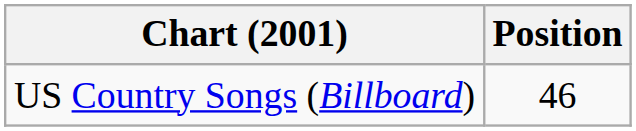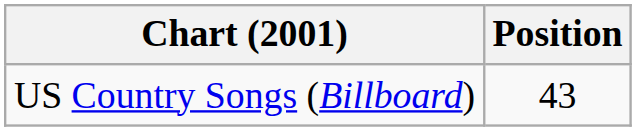(558, 94) 46 -> (558, 94) 43
